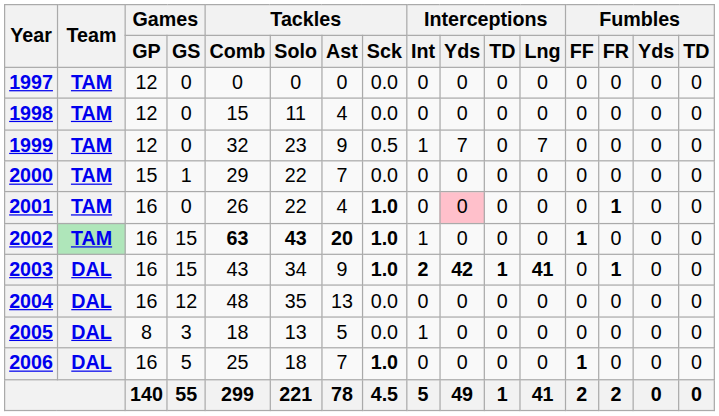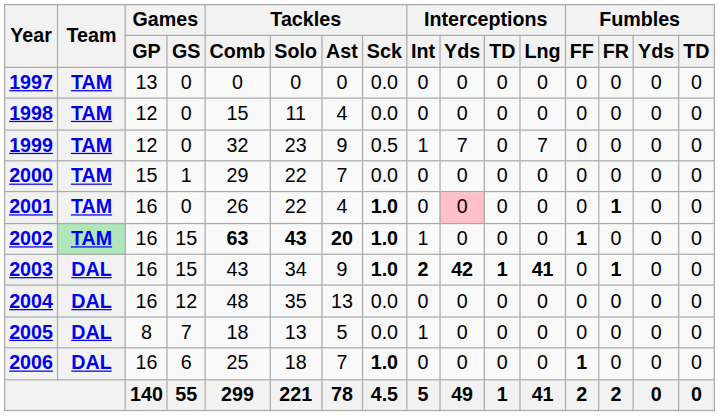(147, 82) 12 -> (147, 82) 13
(186, 332) 3 -> (186, 332) 7
(186, 363) 5 -> (186, 363) 6
